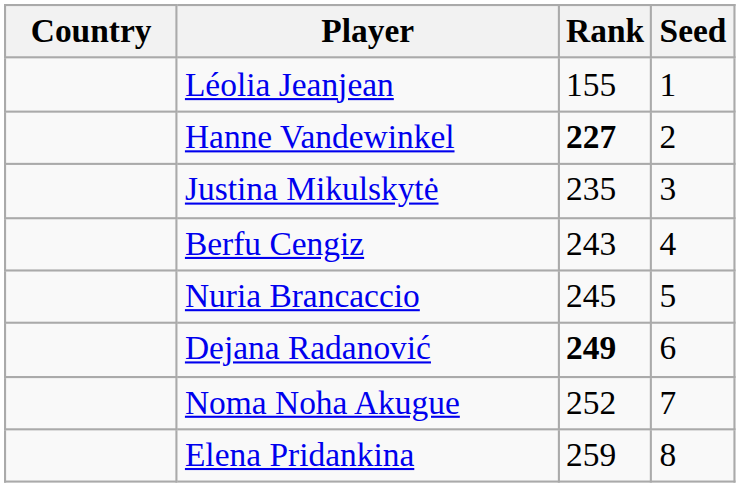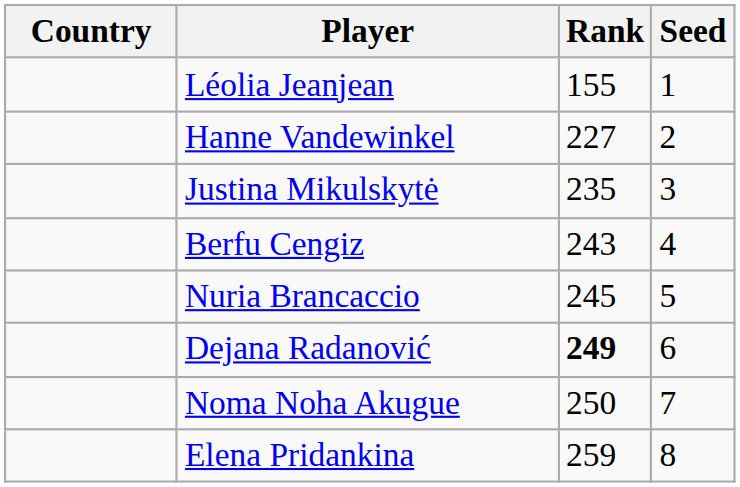(591, 137) bold -> (591, 137) normal
(591, 402) 252 -> (591, 402) 250
